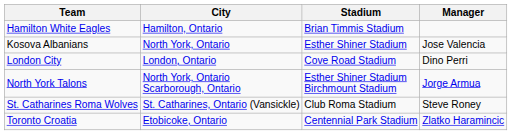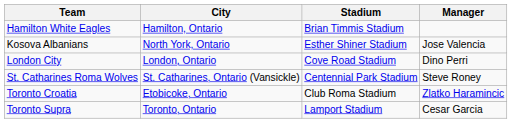- row: (47, 83)
(350, 105) Club Roma Stadium -> (361, 77) Centennial Park Stadium
(361, 121) Centennial Park Stadium -> (350, 93) Club Roma Stadium
+ row: (39, 110)
